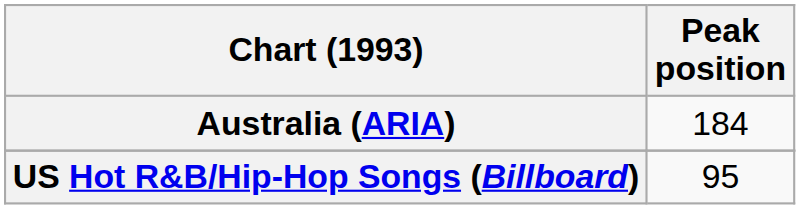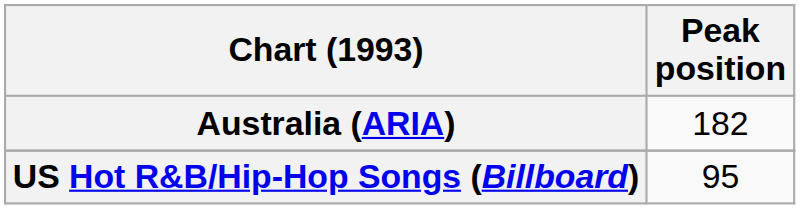(720, 122) 184 -> (720, 122) 182
